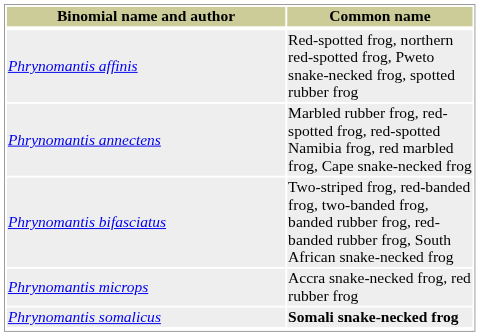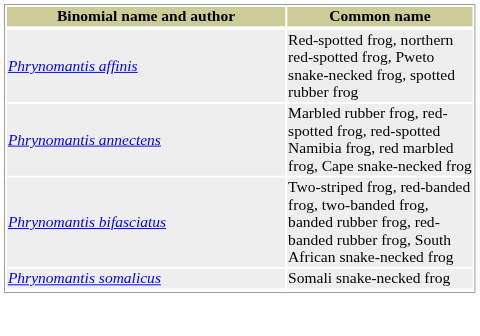- row: (78, 287)
(373, 317) bold -> (369, 278) normal
